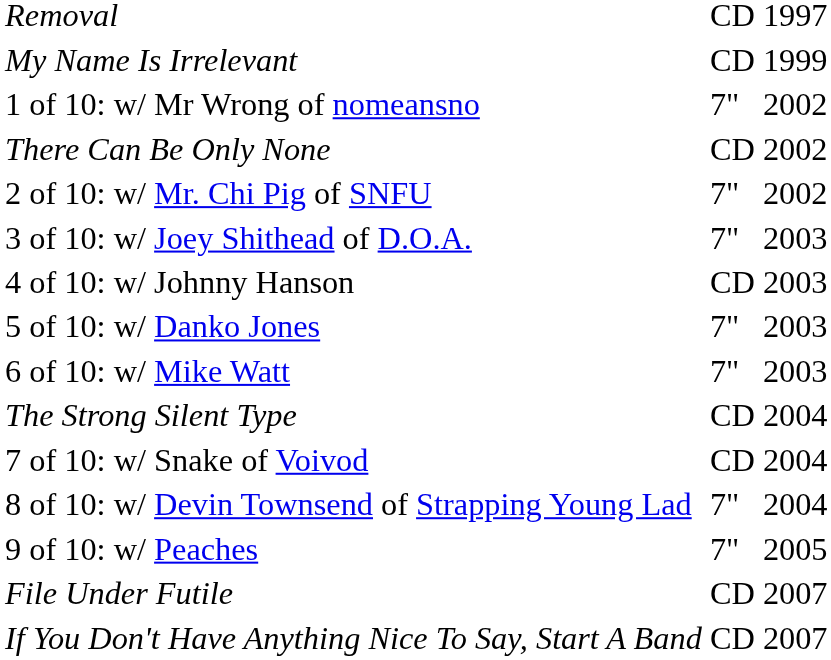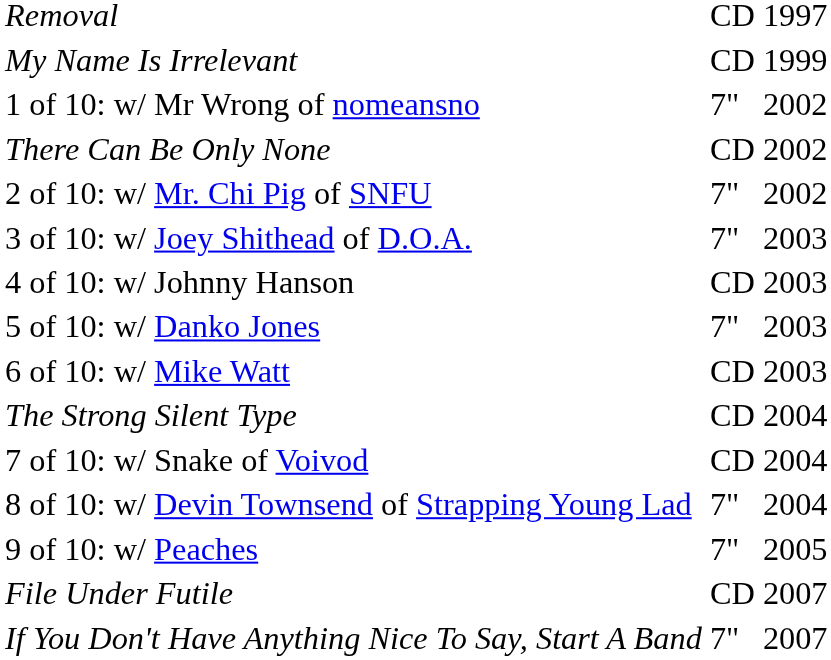(725, 371) 7" -> (732, 371) CD
(732, 637) CD -> (725, 637) 7"
